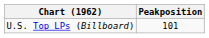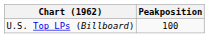(170, 26) 101 -> (170, 26) 100
